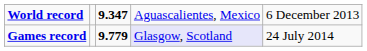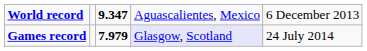(113, 35) 9.779 -> (113, 35) 7.979
